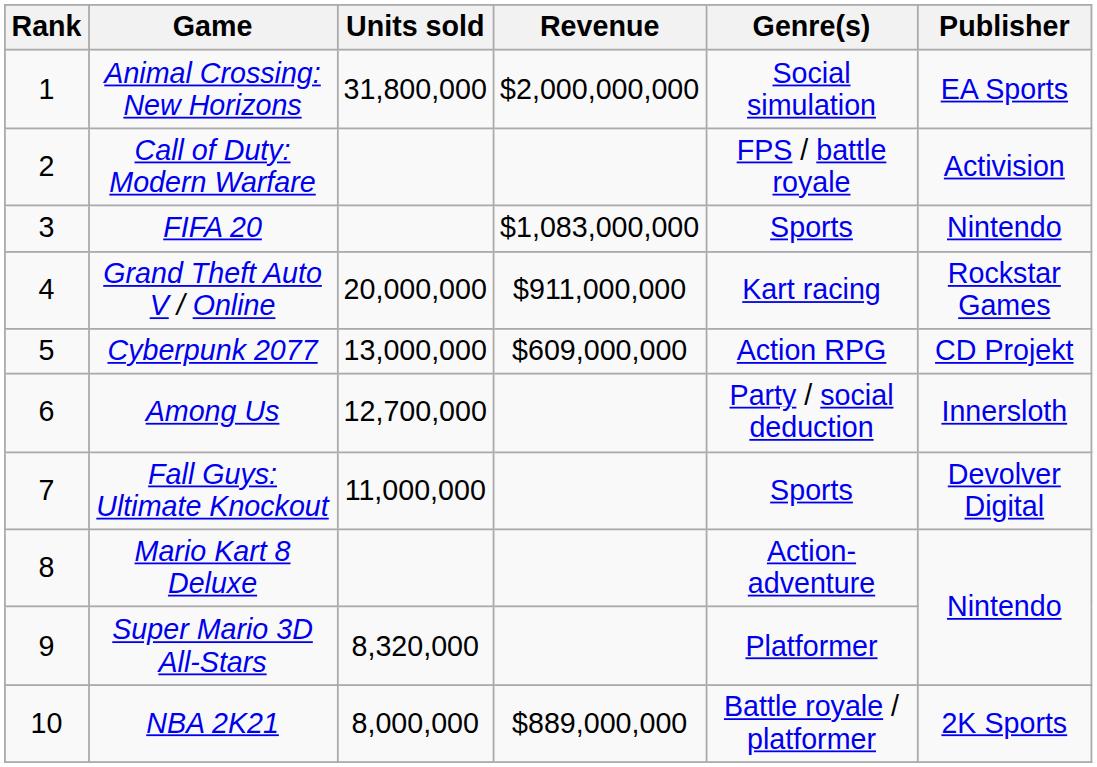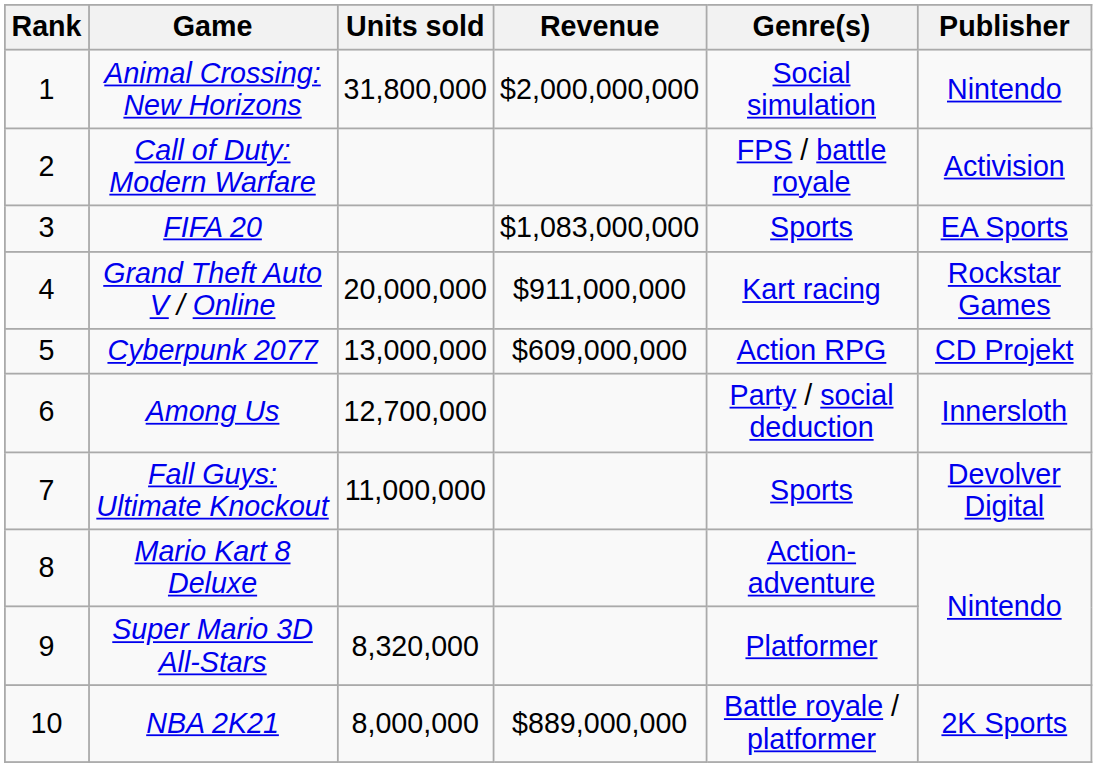(1004, 88) EA Sports -> (1004, 88) Nintendo
(1004, 227) Nintendo -> (1004, 227) EA Sports
